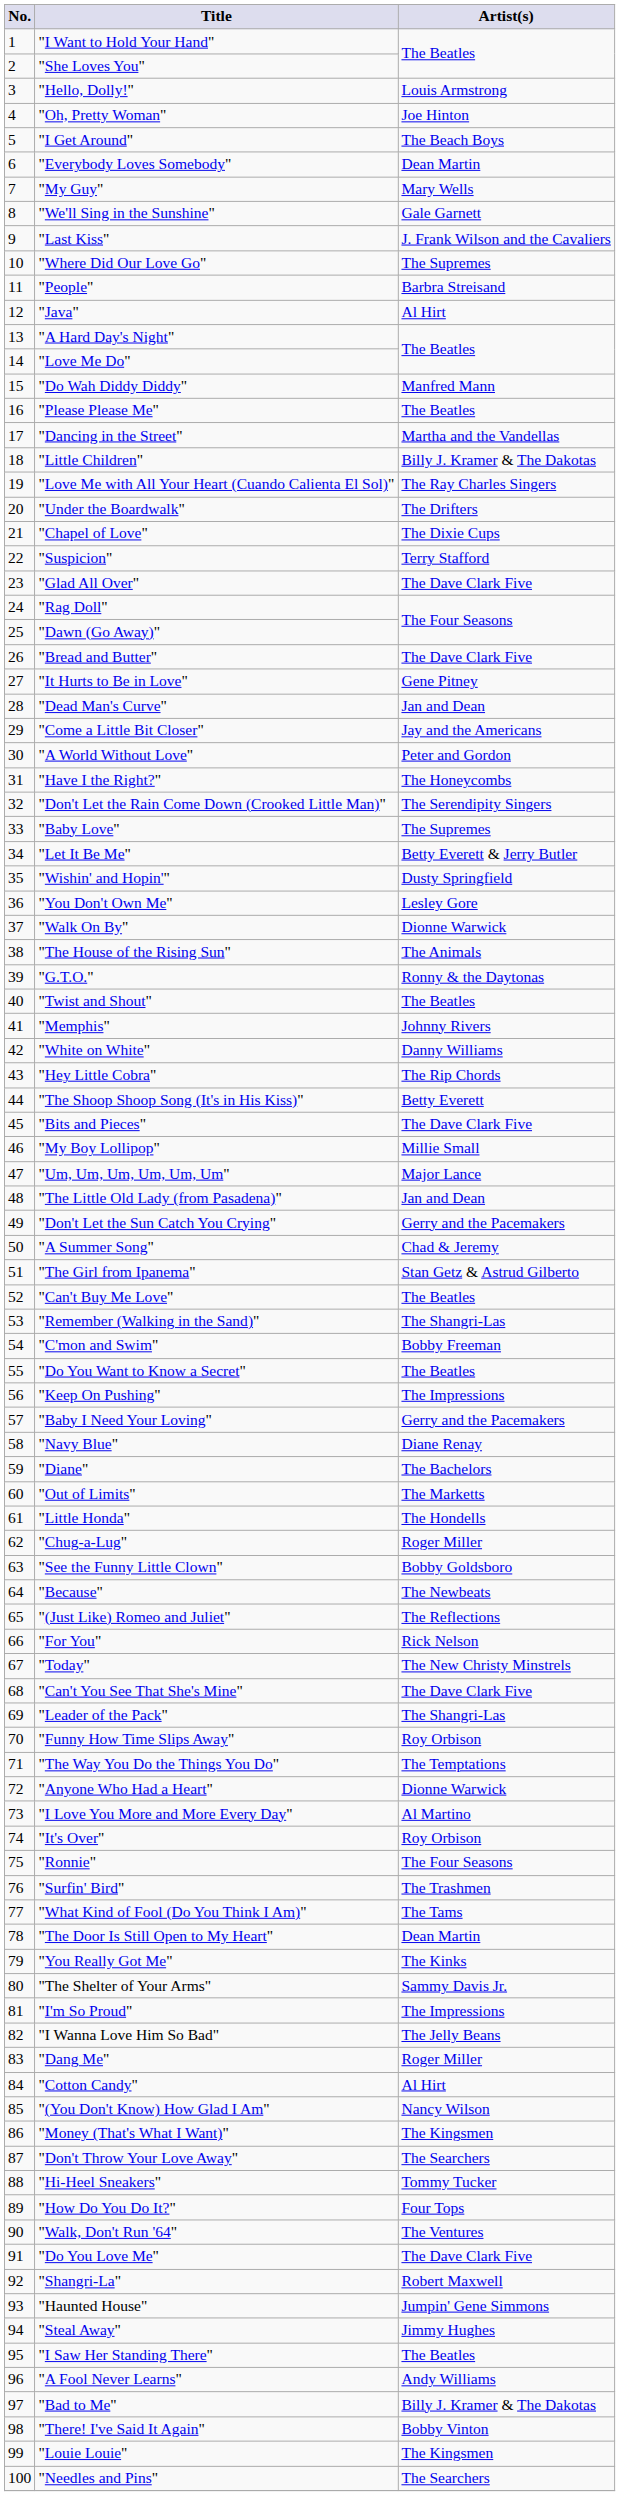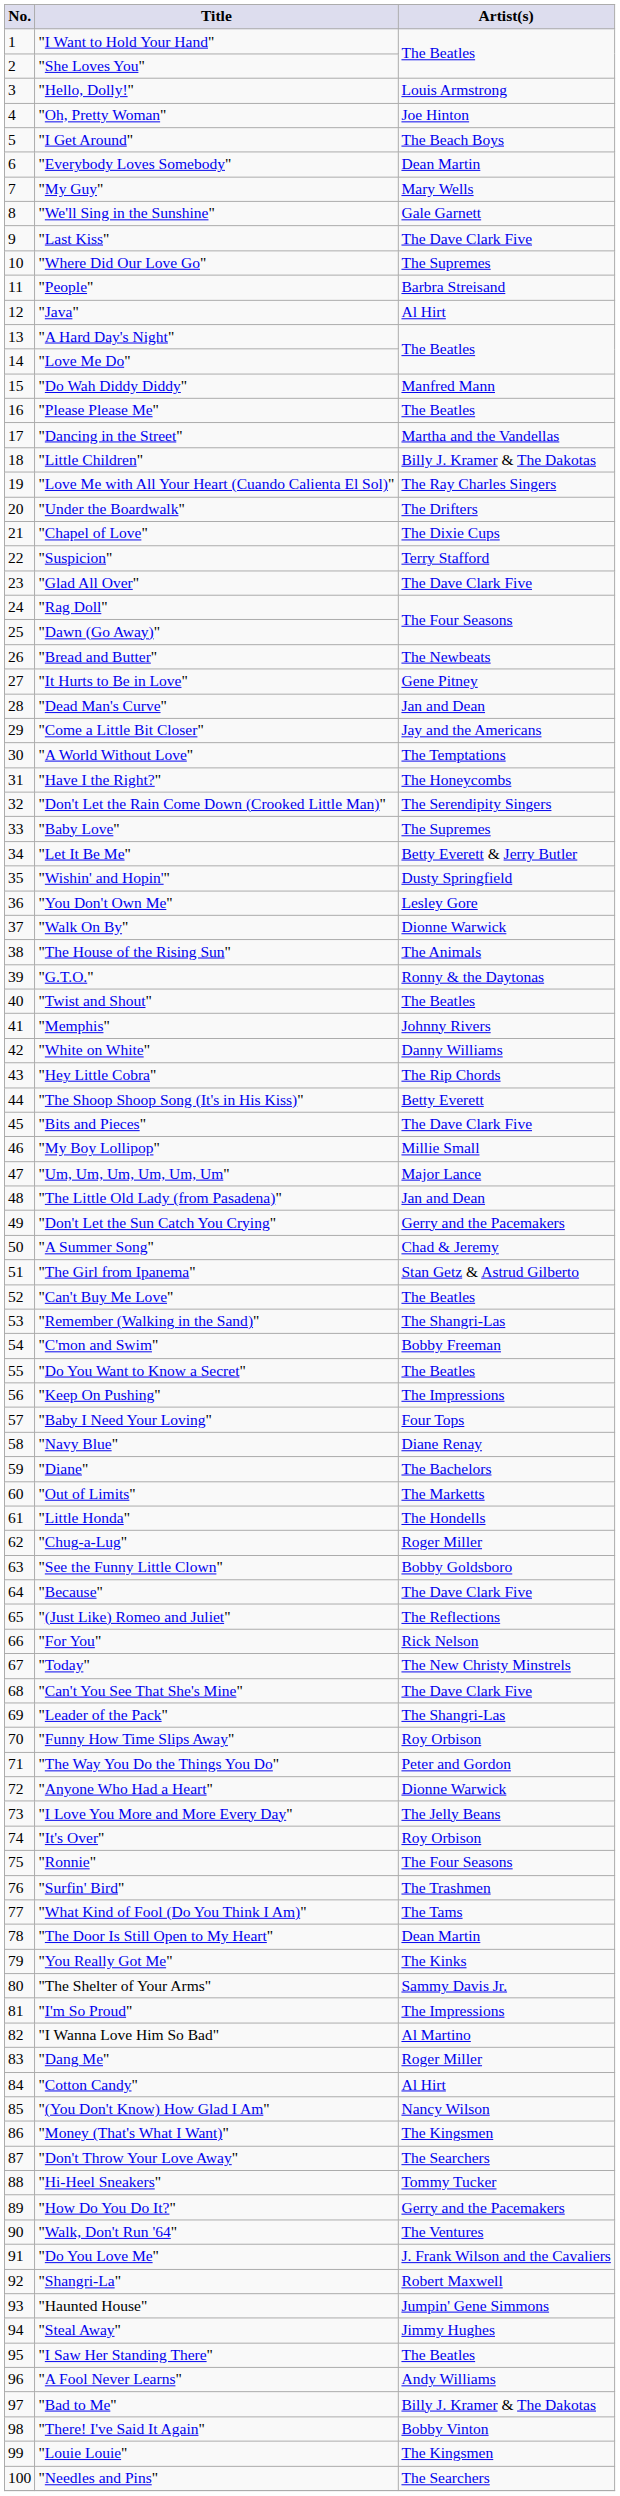(506, 238) J. Frank Wilson and the Cavaliers -> (467, 238) The Dave Clark Five
(467, 656) The Dave Clark Five -> (446, 656) The Newbeats
(456, 755) Peter and Gordon -> (454, 755) The Temptations
(483, 1419) Gerry and the Pacemakers -> (433, 1419) Four Tops
(446, 1592) The Newbeats -> (467, 1592) The Dave Clark Five
(454, 1764) The Temptations -> (456, 1764) Peter and Gordon
(436, 1813) Al Martino -> (451, 1813) The Jelly Beans
(451, 2035) The Jelly Beans -> (436, 2035) Al Martino
(433, 2207) Four Tops -> (483, 2207) Gerry and the Pacemakers
(467, 2256) The Dave Clark Five -> (506, 2256) J. Frank Wilson and the Cavaliers
